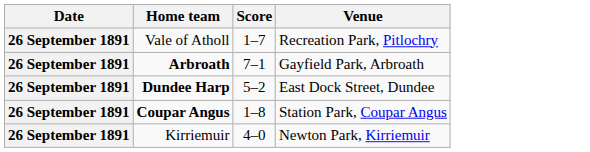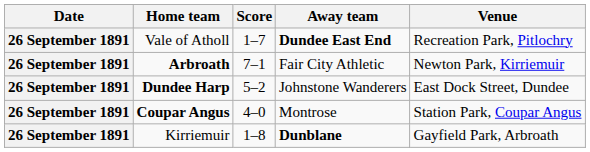+ column: (343, 16)
(351, 64) Gayfield Park, Arbroath -> (489, 64) Newton Park, Kirriemuir
(254, 111) 1–8 -> (254, 111) 4–0
(254, 135) 4–0 -> (254, 135) 1–8
(354, 135) Newton Park, Kirriemuir -> (486, 135) Gayfield Park, Arbroath
